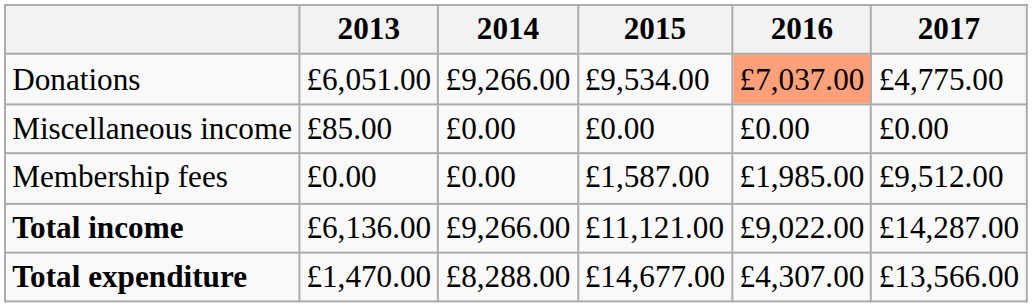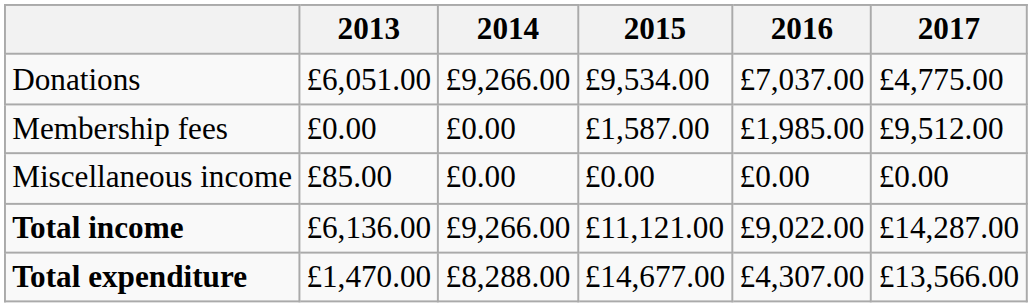(802, 78) lightsalmon background -> (802, 78) no background
rows swapped: (120, 177) <-> (152, 128)
